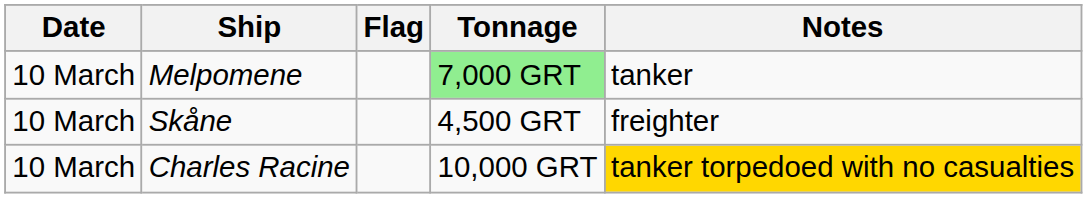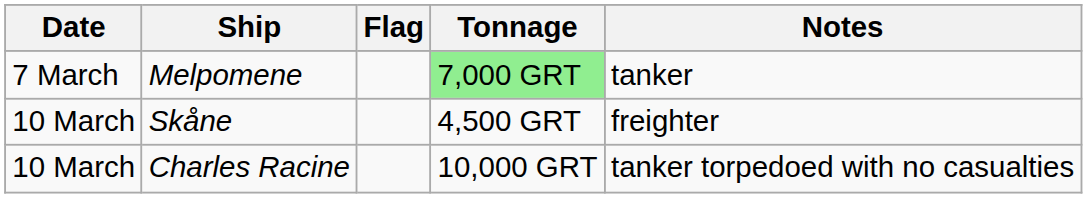(74, 74) 10 March -> (66, 74) 7 March
(843, 167) gold background -> (843, 167) no background
